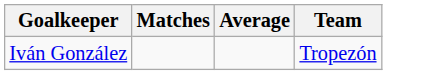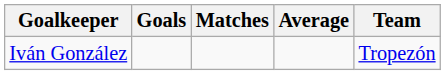+ column: (161, 20)
